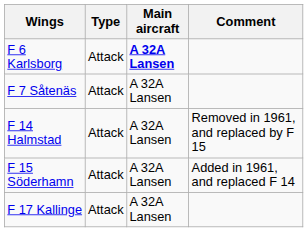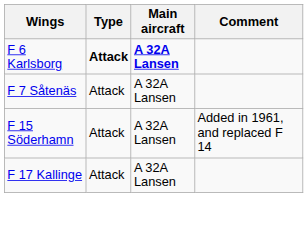(106, 56) normal -> (109, 56) bold
- row: (34, 133)
